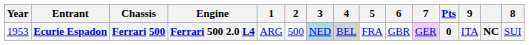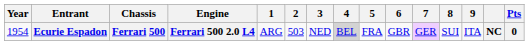columns swapped: (513, 13) <-> (449, 13)
(18, 31) 1953 -> (18, 31) 1954
(296, 31) 500 -> (296, 31) 503
(320, 31) lightblue background -> (320, 31) no background
